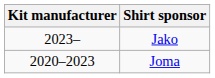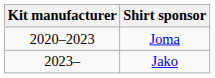rows swapped: (165, 61) <-> (165, 38)
